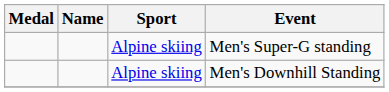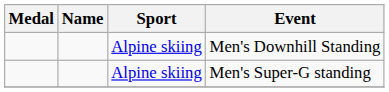rows swapped: (295, 73) <-> (290, 46)
